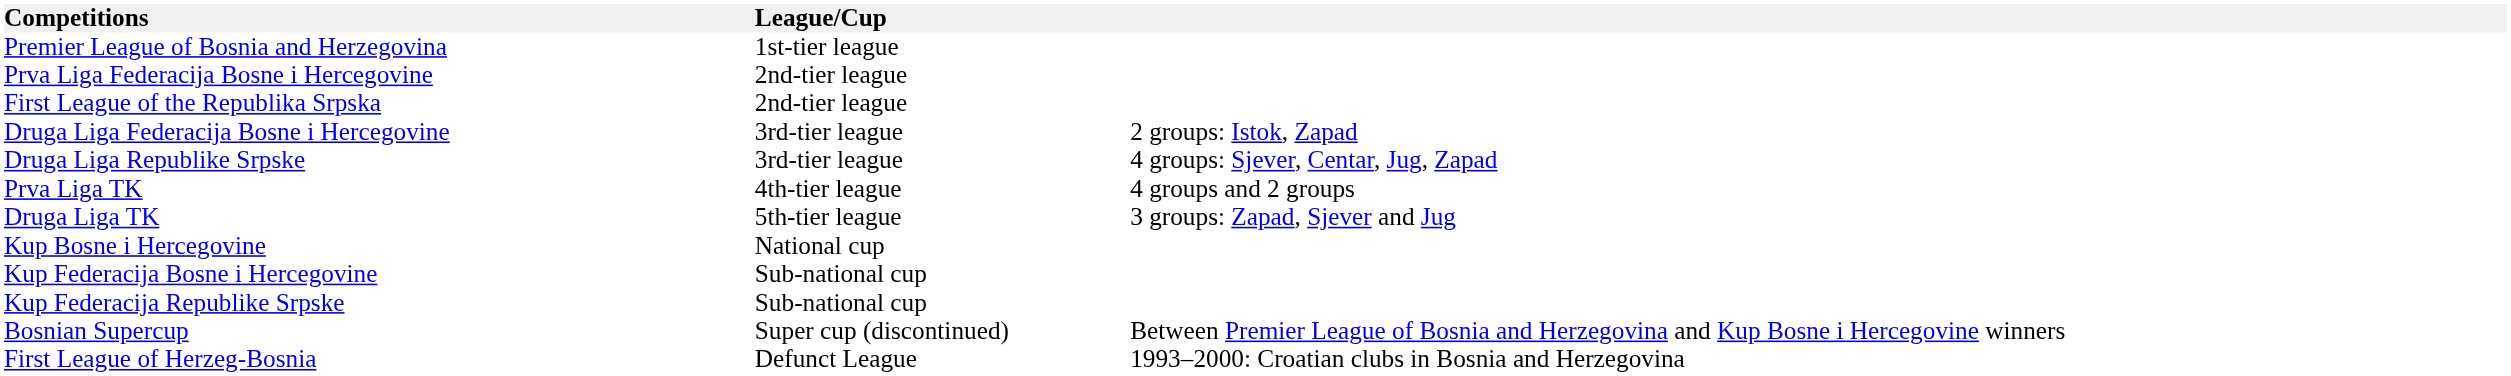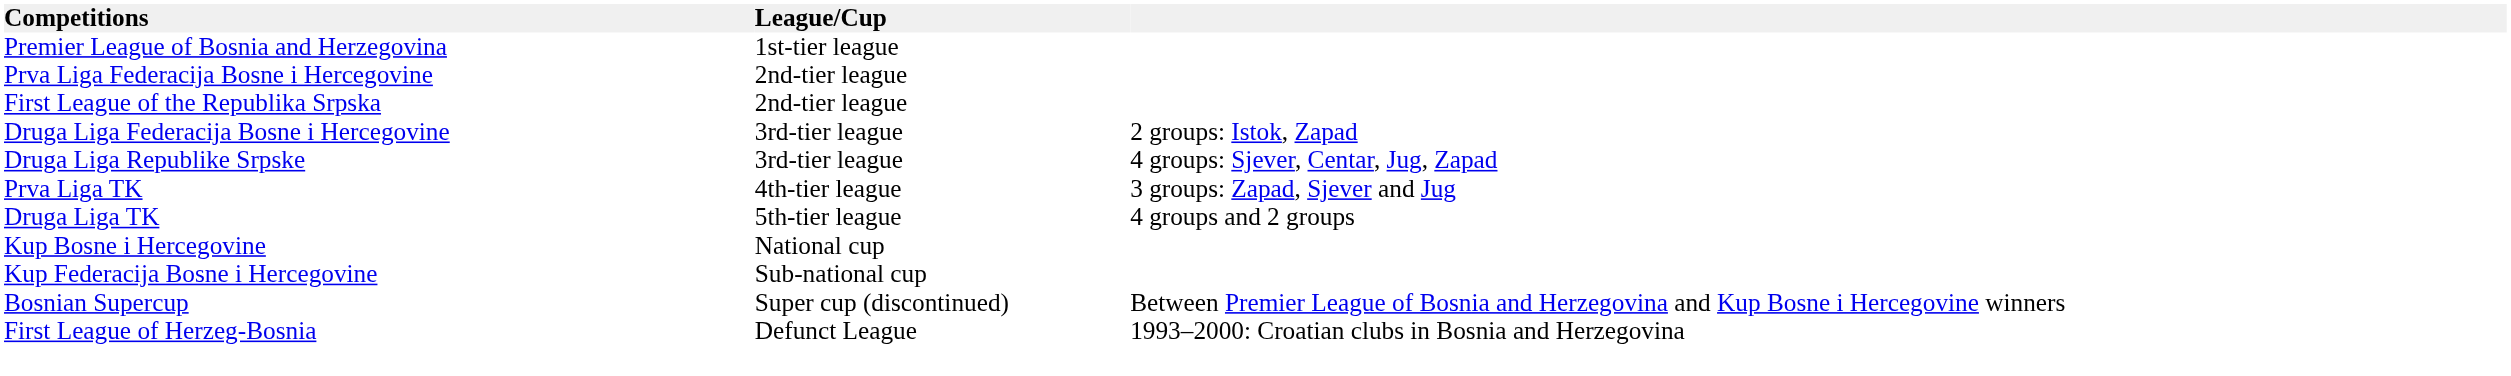(1243, 188) 4 groups and 2 groups -> (1293, 188) 3 groups: Zapad, Sjever and Jug
(1293, 217) 3 groups: Zapad, Sjever and Jug -> (1243, 217) 4 groups and 2 groups
- row: (174, 302)
